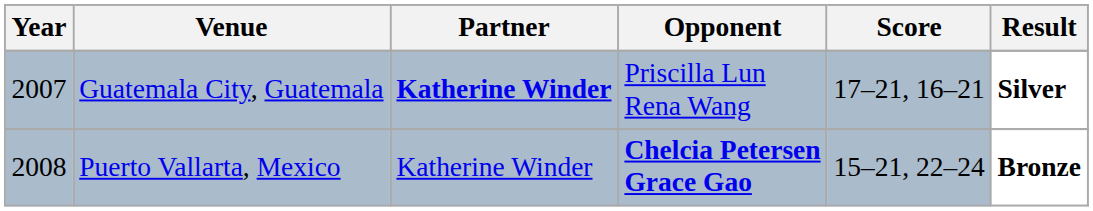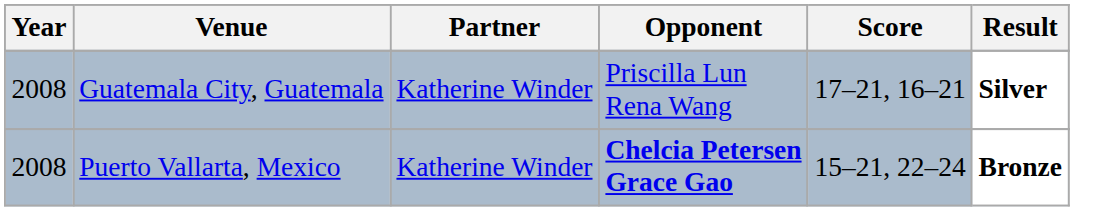(39, 89) 2007 -> (39, 89) 2008
(504, 89) bold -> (494, 89) normal
